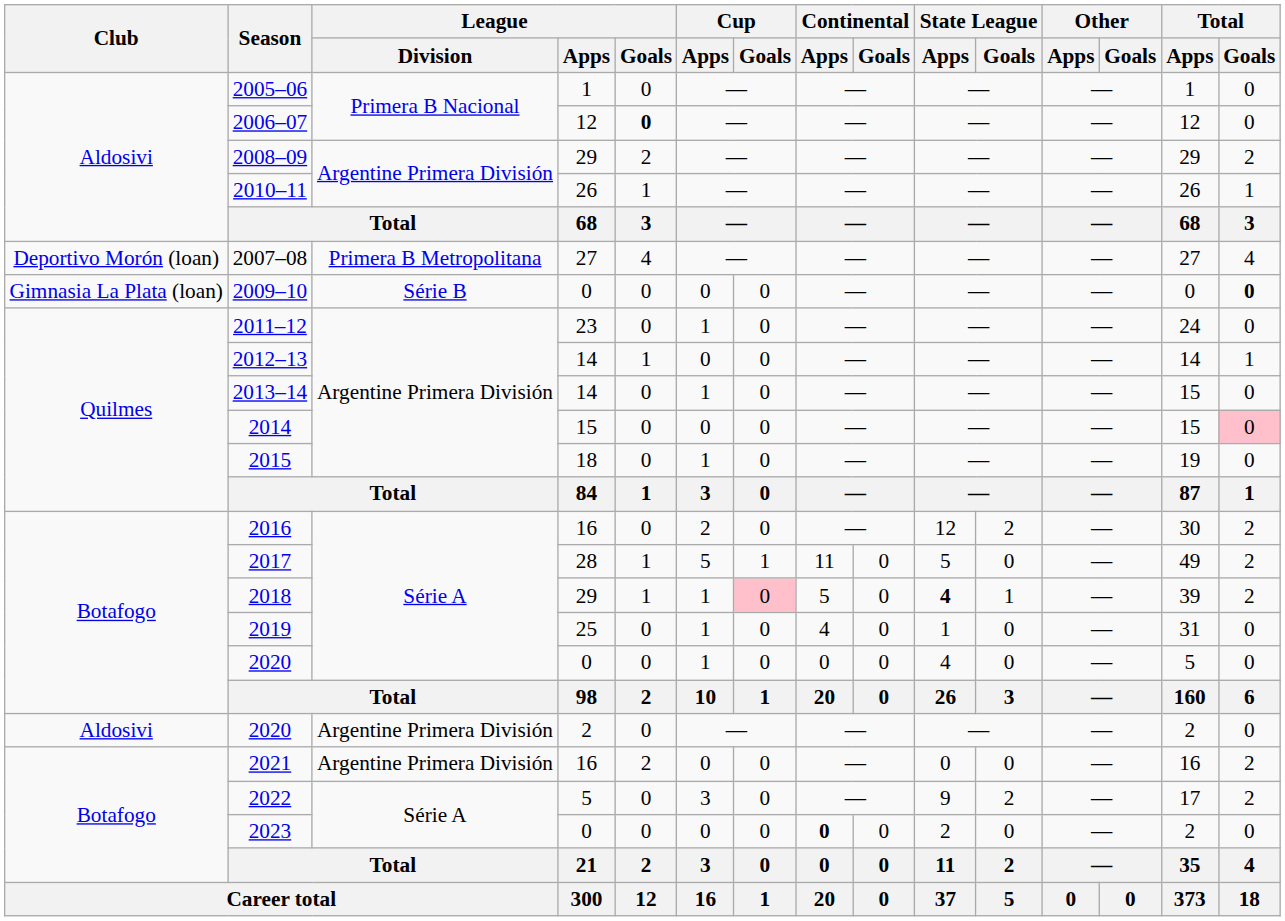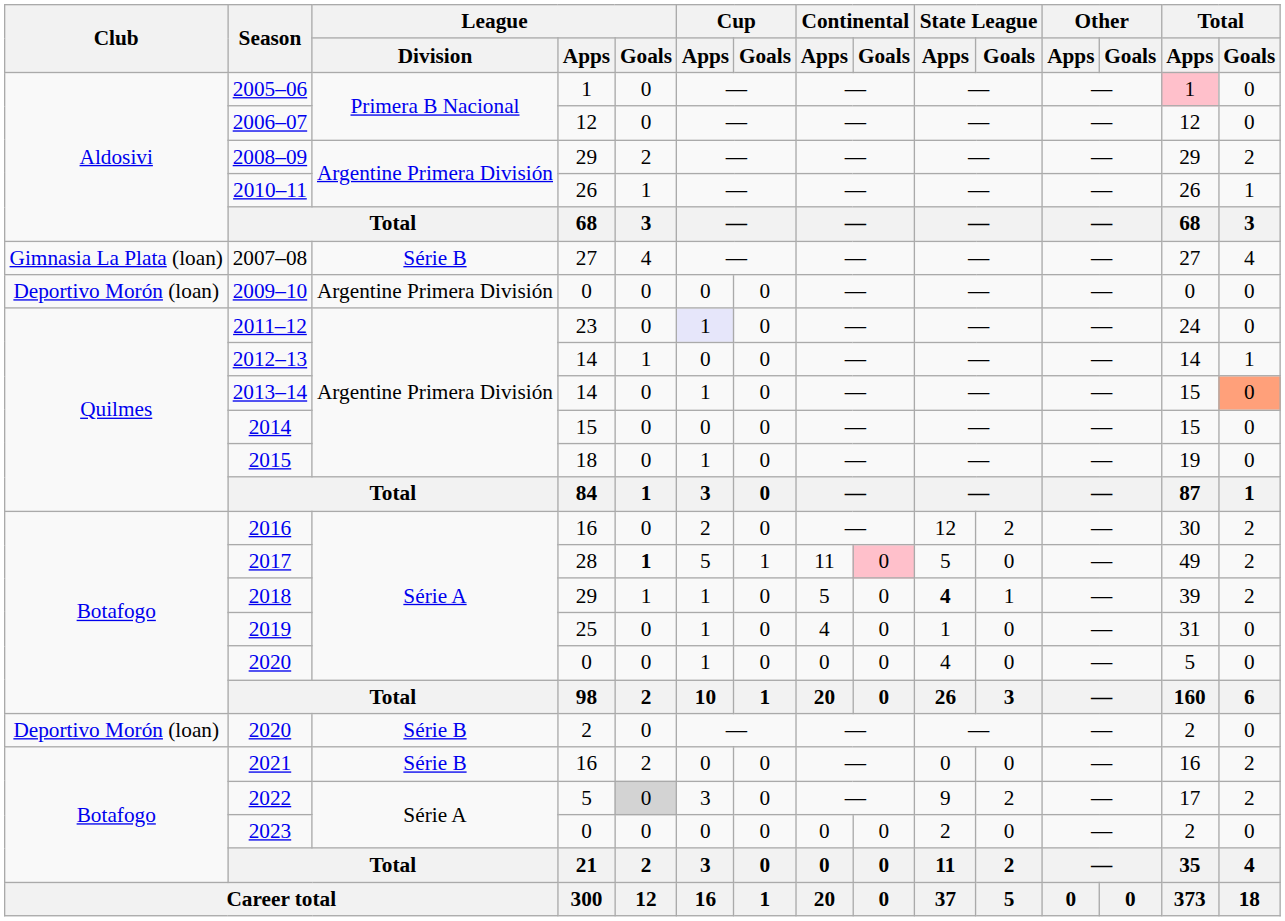(1190, 88) no background -> (1190, 88) pink background
(646, 122) bold -> (646, 122) normal
(116, 257) Deportivo Morón (loan) -> (116, 257) Gimnasia La Plata (loan)
(435, 257) Primera B Metropolitana -> (435, 257) Série B
(116, 291) Gimnasia La Plata (loan) -> (116, 291) Deportivo Morón (loan)
(435, 291) Série B -> (435, 291) Argentine Primera División
(1249, 291) bold -> (1249, 291) normal
(705, 325) no background -> (705, 325) lavender background
(1249, 392) no background -> (1249, 392) lightsalmon background
(1249, 426) pink background -> (1249, 426) no background
(646, 561) normal -> (646, 561) bold
(884, 561) no background -> (884, 561) pink background
(765, 595) pink background -> (765, 595) no background
(116, 730) Aldosivi -> (116, 730) Deportivo Morón (loan)
(435, 730) Argentine Primera División -> (435, 730) Série B
(435, 763) Argentine Primera División -> (435, 763) Série B
(646, 797) no background -> (646, 797) lightgrey background
(824, 831) bold -> (824, 831) normal
